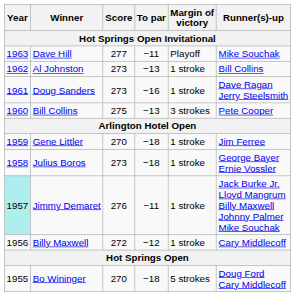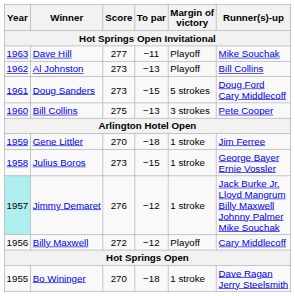(188, 69) 1 stroke -> (185, 69) Playoff
(151, 90) −16 -> (151, 90) −15
(188, 90) 1 stroke -> (190, 90) 5 strokes
(253, 90) Dave Ragan Jerry Steelsmith -> (252, 90) Doug Ford Cary Middlecoff
(151, 163) −18 -> (151, 163) −15
(151, 205) −11 -> (151, 205) −12
(188, 242) 1 stroke -> (185, 242) Playoff
(190, 279) 5 strokes -> (188, 279) 1 stroke
(252, 279) Doug Ford Cary Middlecoff -> (253, 279) Dave Ragan Jerry Steelsmith
